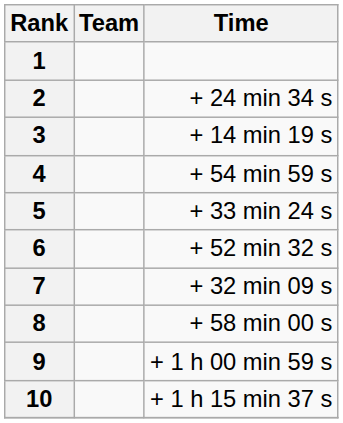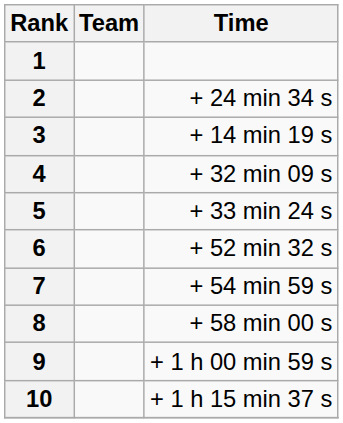(261, 173) + 54 min 59 s -> (261, 173) + 32 min 09 s
(261, 286) + 32 min 09 s -> (261, 286) + 54 min 59 s
